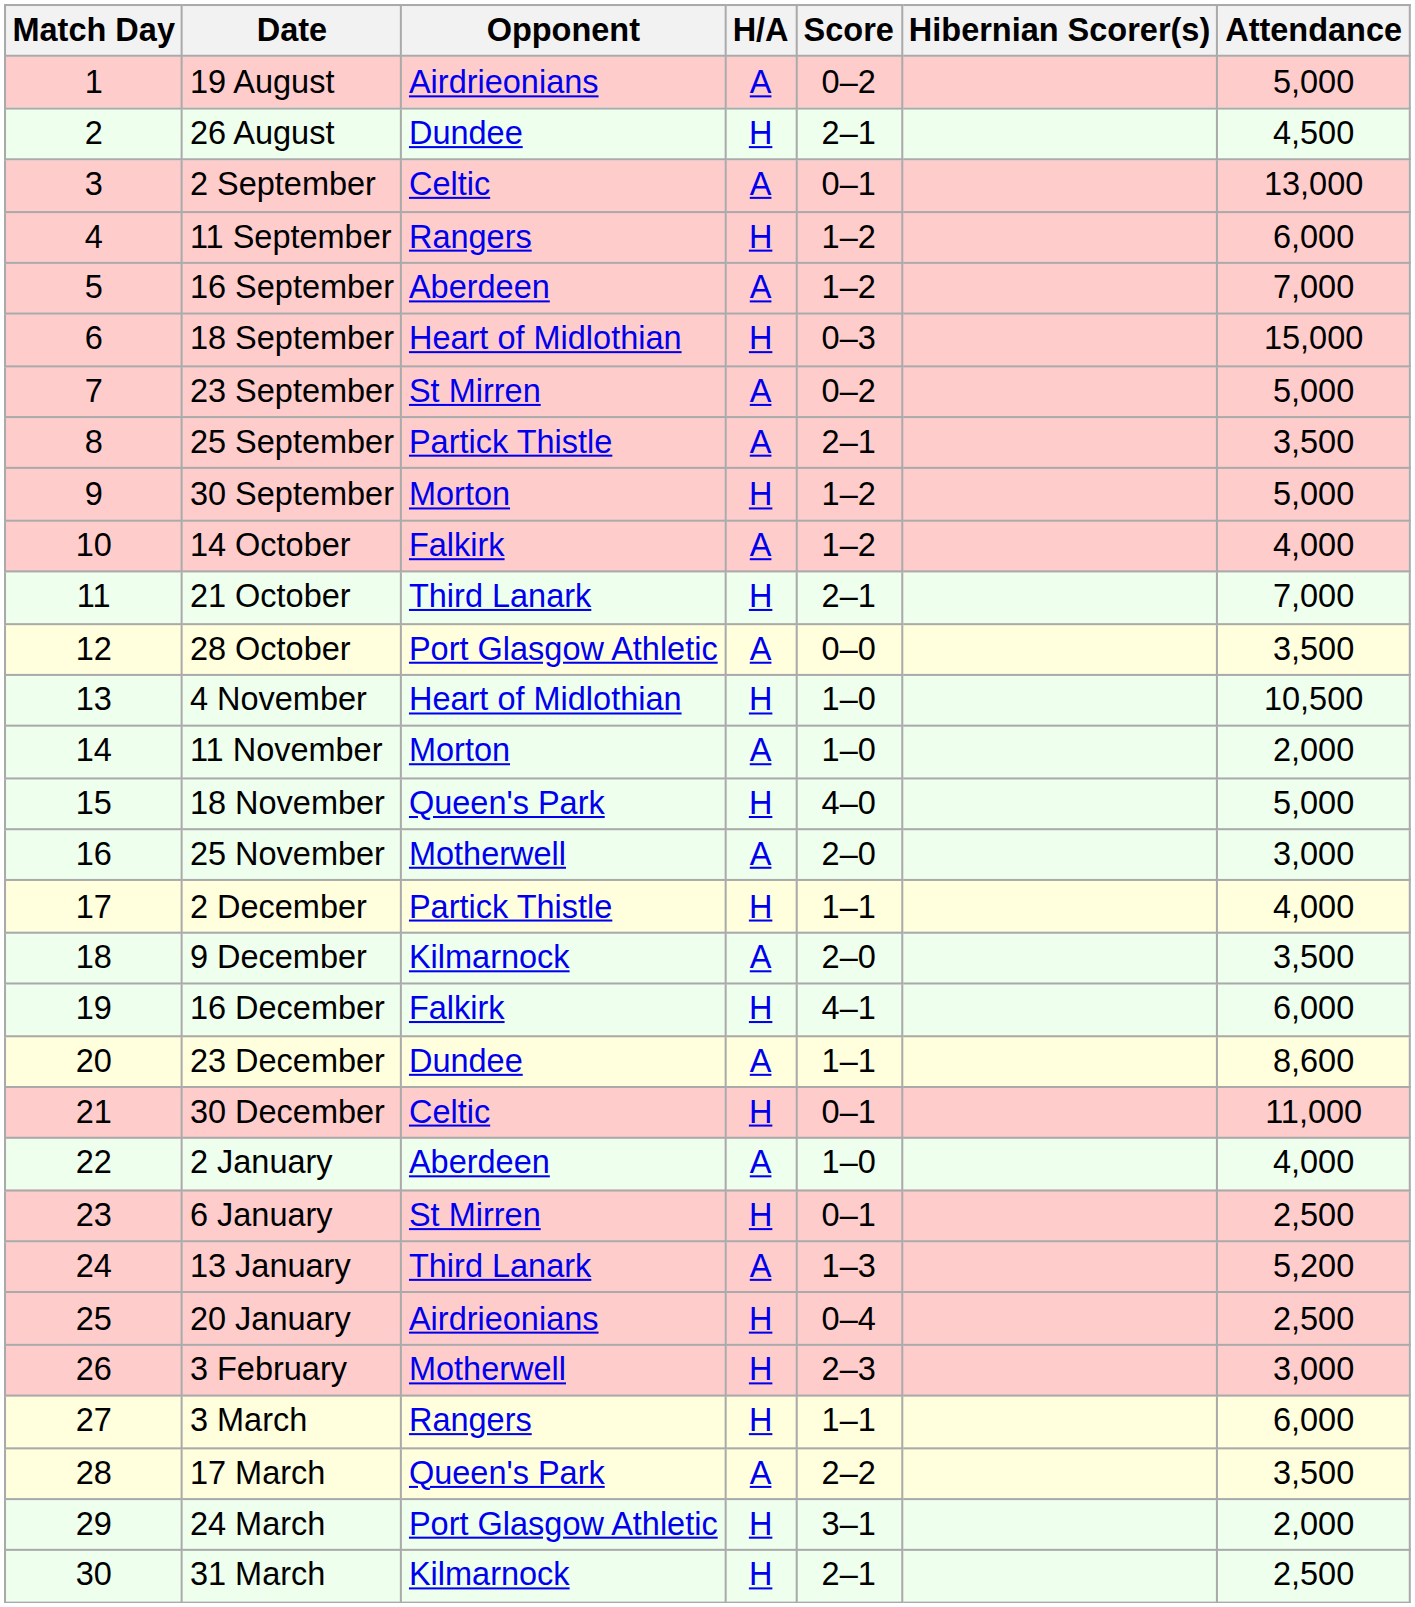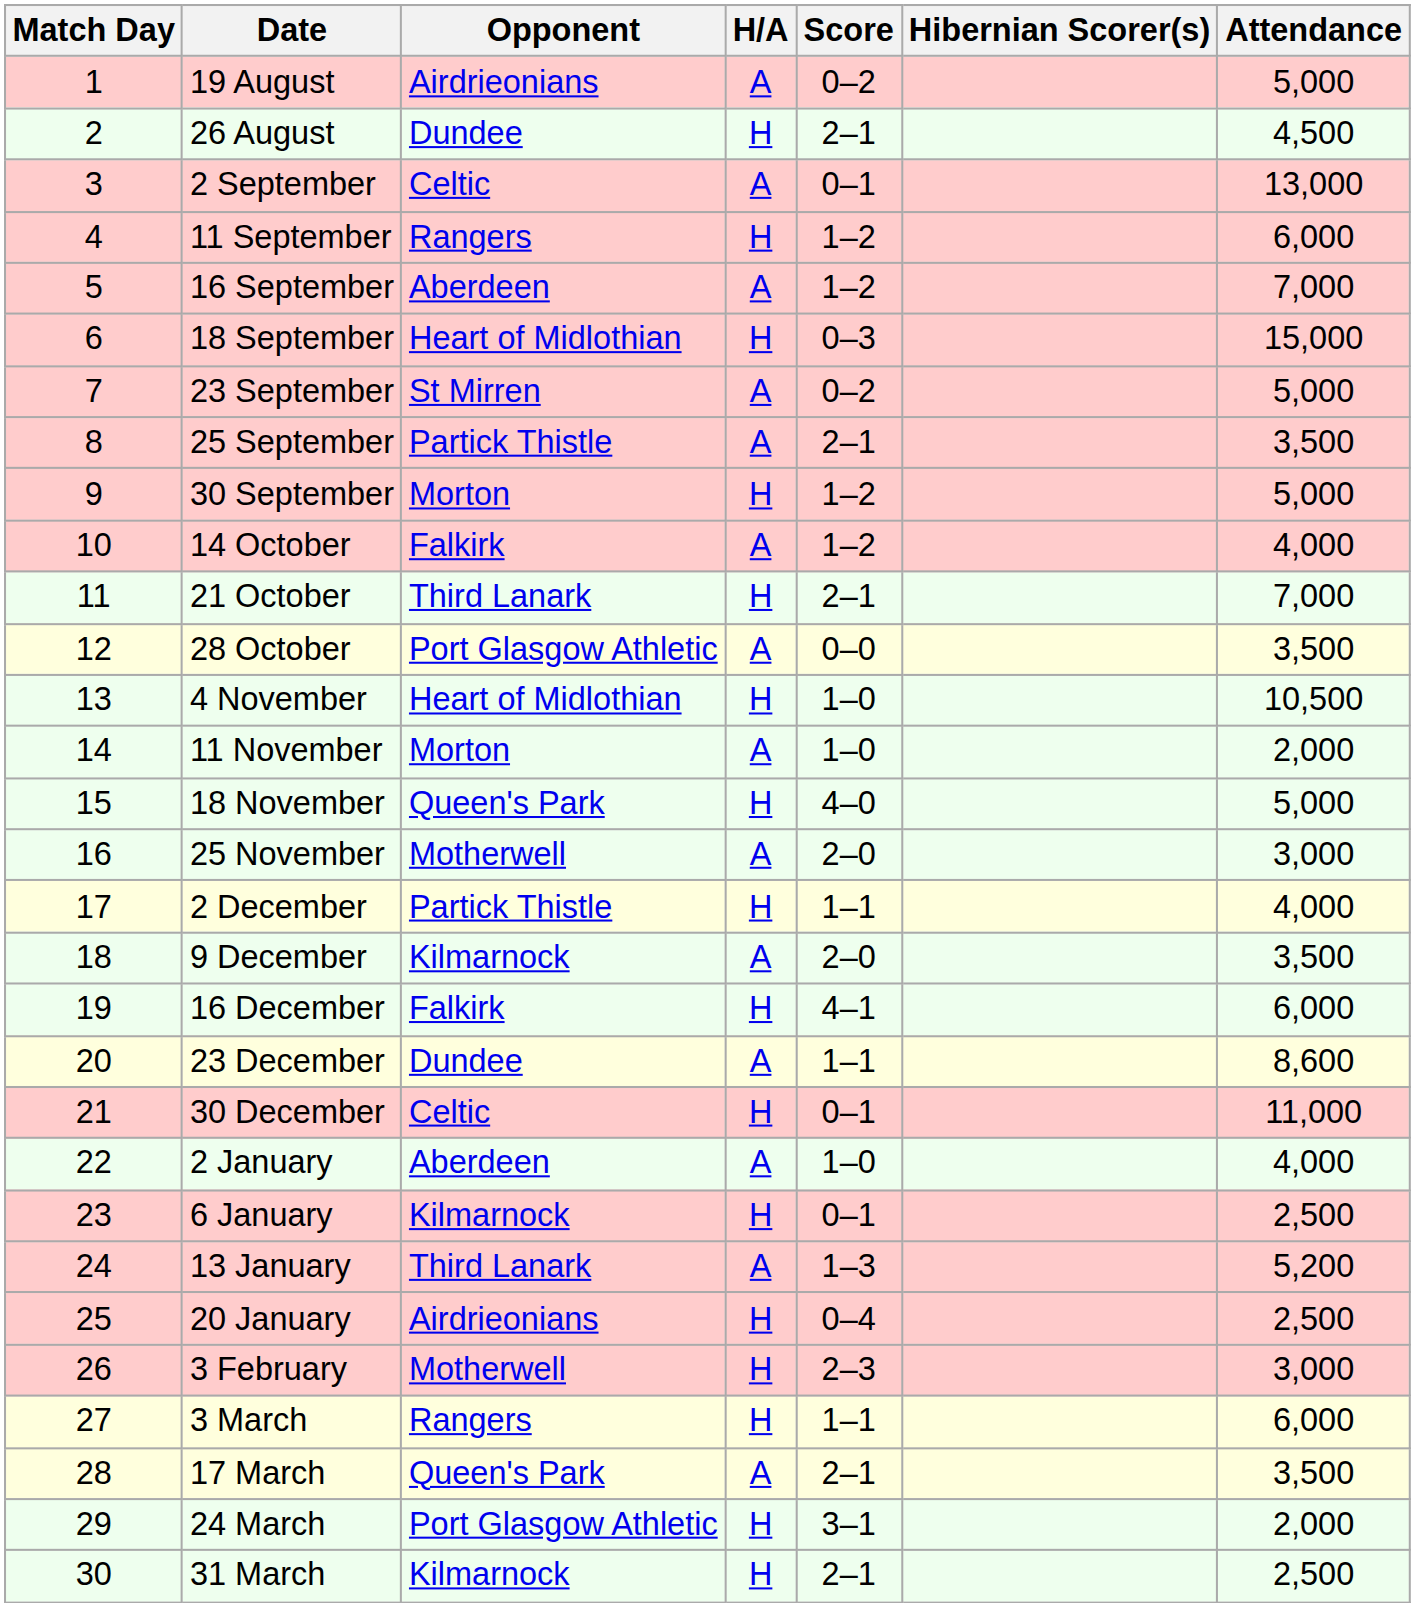(475, 1215) St Mirren -> (489, 1215) Kilmarnock
(849, 1472) 2–2 -> (849, 1472) 2–1
